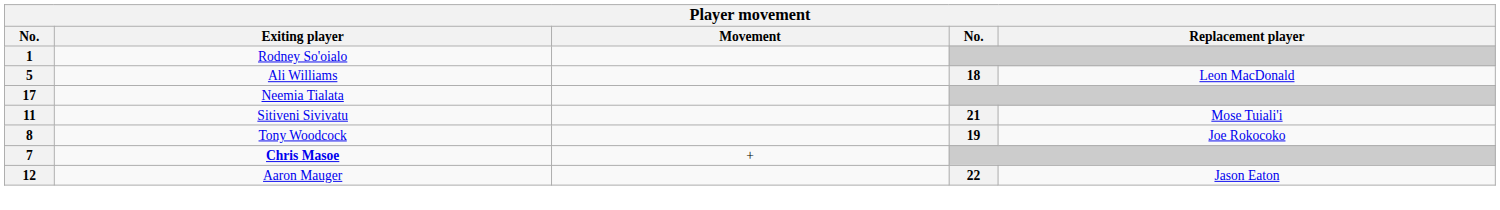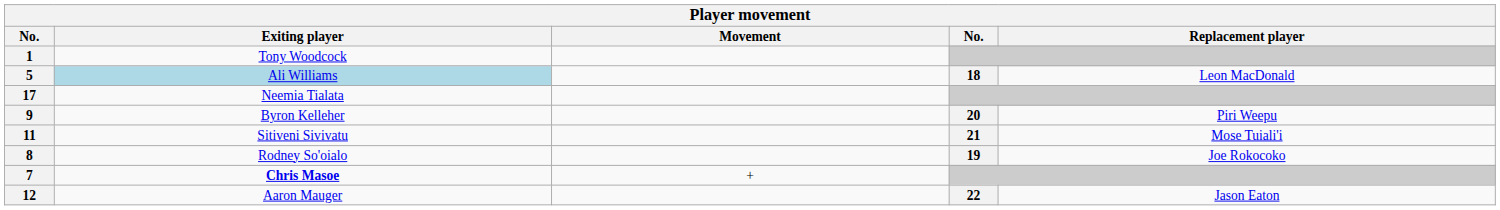(303, 56) Rodney So'oialo -> (303, 56) Tony Woodcock
(303, 75) no background -> (303, 75) lightblue background
+ row: (29, 115)
(303, 135) Tony Woodcock -> (303, 155) Rodney So'oialo
